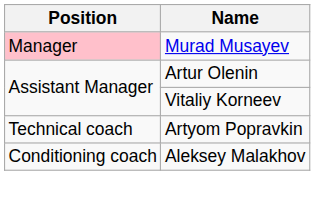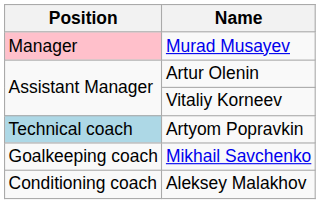(71, 128) no background -> (71, 128) lightblue background
+ row: (239, 156)
